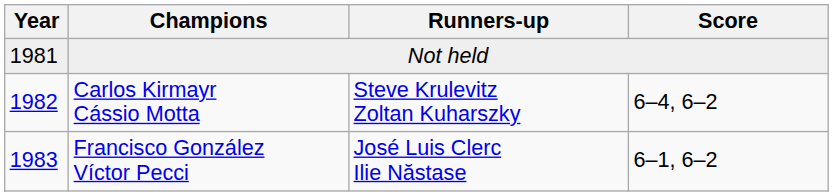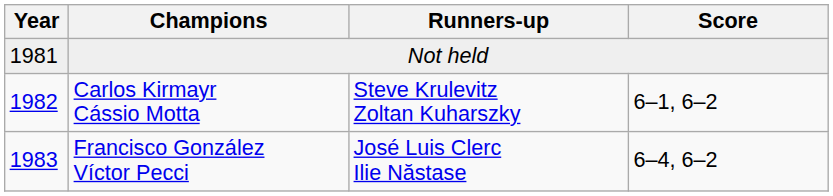(676, 102) 6–4, 6–2 -> (676, 102) 6–1, 6–2
(676, 160) 6–1, 6–2 -> (676, 160) 6–4, 6–2
